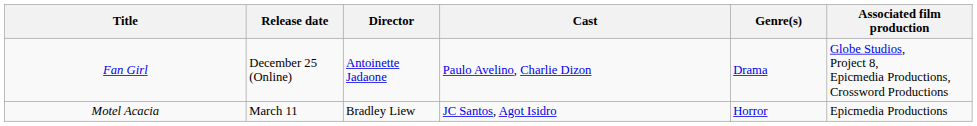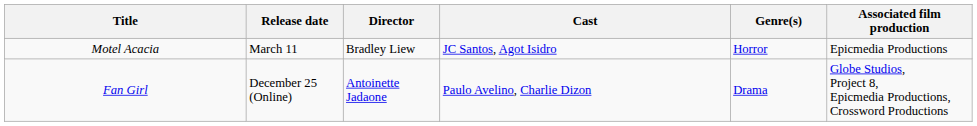rows swapped: (125, 111) <-> (125, 70)
